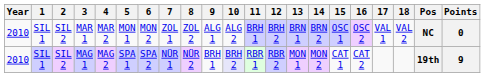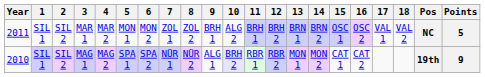(18, 33) 2010 -> (18, 33) 2011
(212, 33) ALG 1 -> (212, 33) BRH 1
(461, 33) 0 -> (461, 33) 5
(212, 59) BRH 1 -> (212, 59) ALG 1
